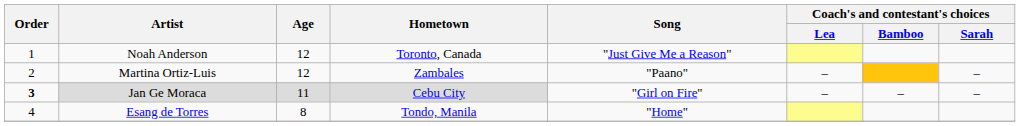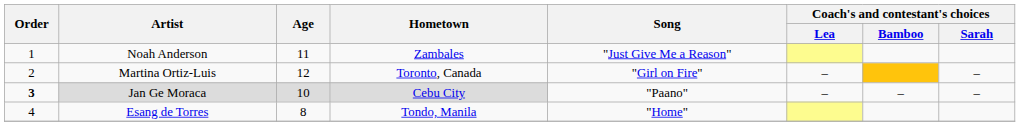(303, 53) 12 -> (303, 53) 11
(439, 53) Toronto, Canada -> (439, 53) Zambales
(439, 73) Zambales -> (439, 73) Toronto, Canada
(667, 73) "Paano" -> (667, 73) "Girl on Fire"
(303, 92) 11 -> (303, 92) 10
(667, 92) "Girl on Fire" -> (667, 92) "Paano"
